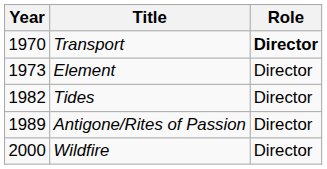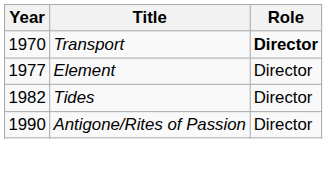(27, 71) 1973 -> (27, 71) 1977
(27, 124) 1989 -> (27, 124) 1990
- row: (81, 151)
